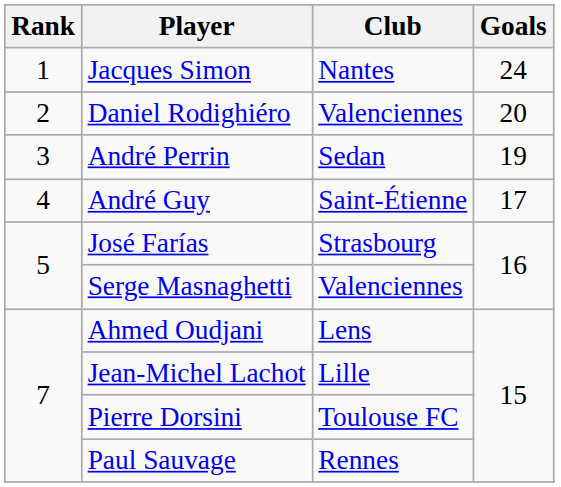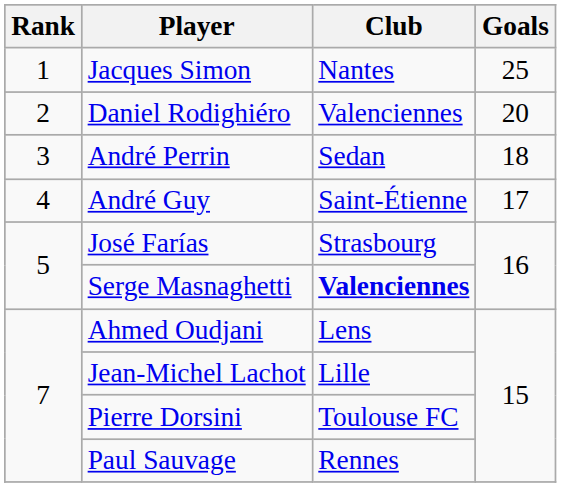(513, 69) 24 -> (515, 69) 25
(513, 156) 19 -> (515, 156) 18
(390, 286) normal -> (394, 286) bold
